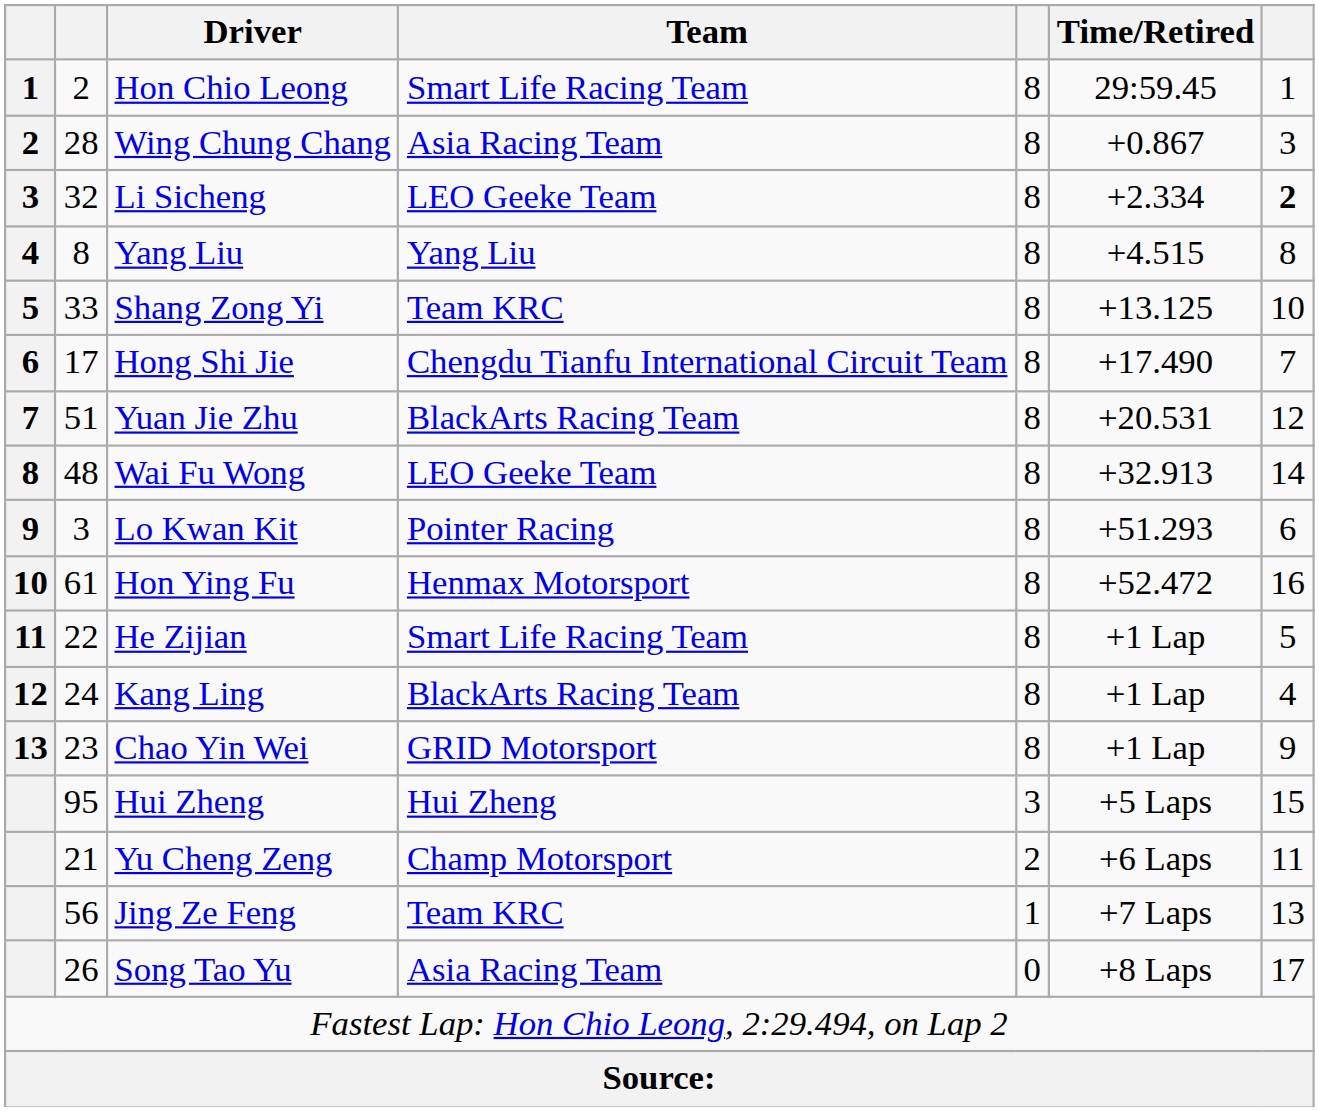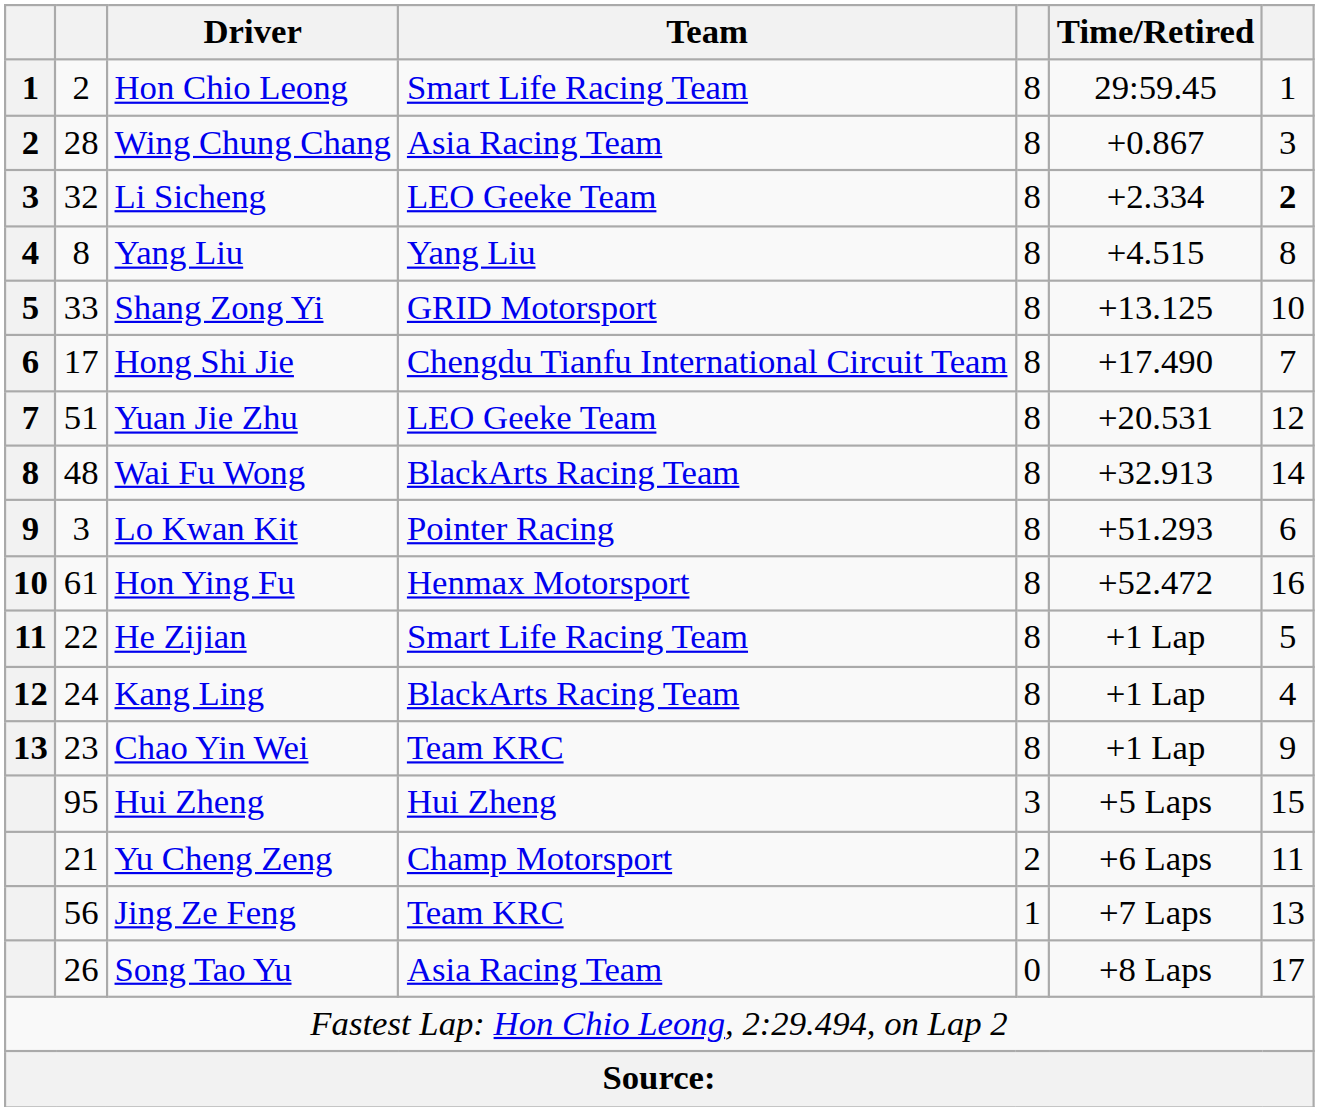(485, 307) Team KRC -> (532, 307) GRID Motorsport
(573, 417) BlackArts Racing Team -> (532, 417) LEO Geeke Team
(532, 472) LEO Geeke Team -> (573, 472) BlackArts Racing Team
(532, 747) GRID Motorsport -> (485, 747) Team KRC
